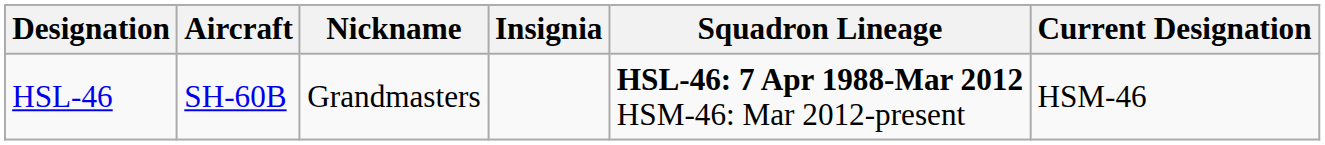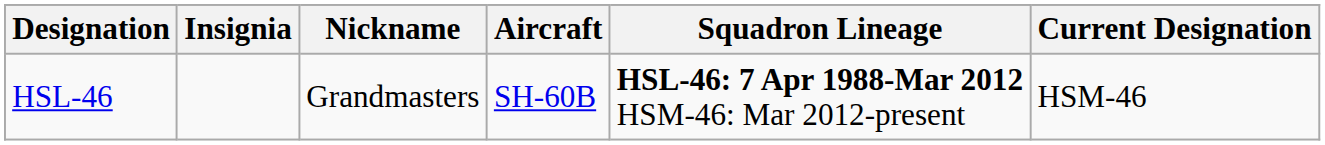columns swapped: (549, 29) <-> (239, 29)
